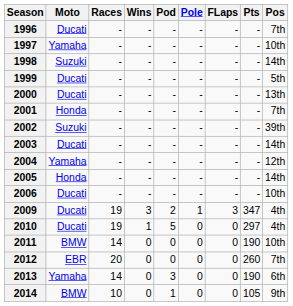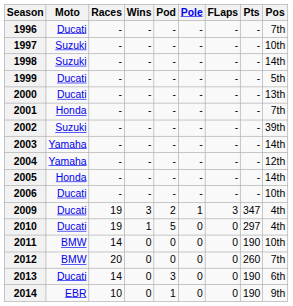(67, 45) Yamaha -> (71, 45) Suzuki
(72, 144) Ducati -> (67, 144) Yamaha
(76, 260) EBR -> (74, 260) BMW
(67, 276) Yamaha -> (72, 276) Ducati
(74, 293) BMW -> (76, 293) EBR
(252, 293) 105 -> (252, 293) 190
